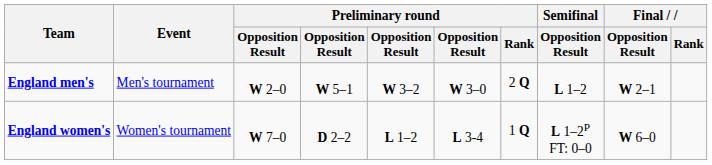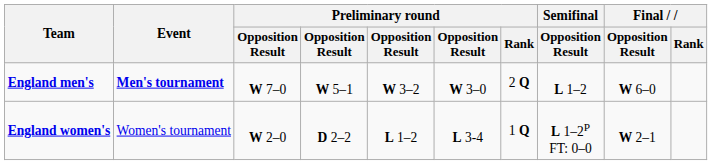(165, 82) normal -> (170, 82) bold
(268, 90) W 2–0 -> (268, 90) W 7–0
(637, 90) W 2–1 -> (637, 90) W 6–0
(268, 138) W 7–0 -> (268, 138) W 2–0
(637, 138) W 6–0 -> (637, 138) W 2–1
